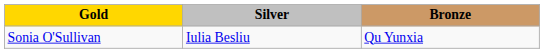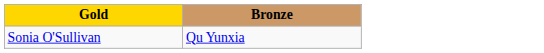- column: (272, 15)
